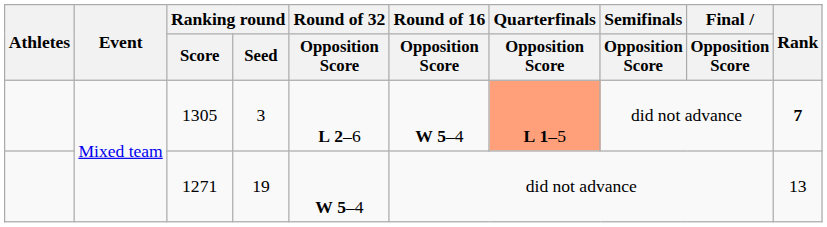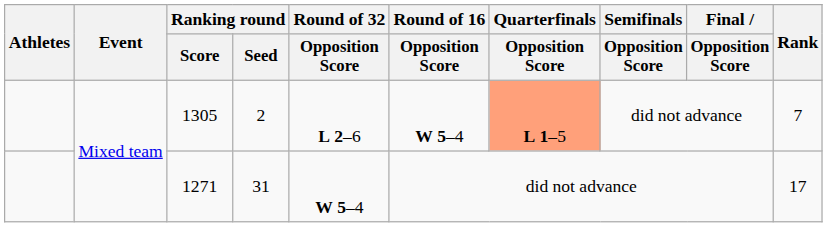(261, 116) 3 -> (261, 116) 2
(798, 116) bold -> (798, 116) normal
(261, 186) 19 -> (261, 186) 31
(798, 186) 13 -> (798, 186) 17
